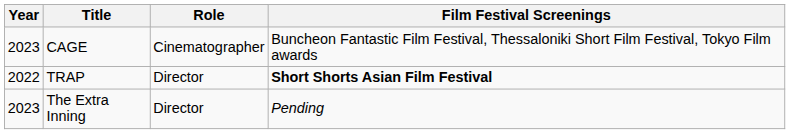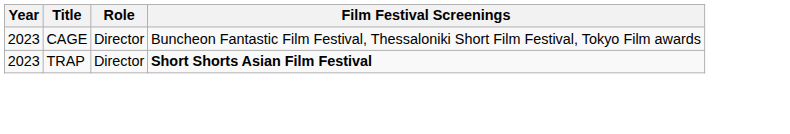(209, 46) Cinematographer -> (119, 38) Director
(24, 77) 2022 -> (24, 61) 2023
- row: (78, 108)
